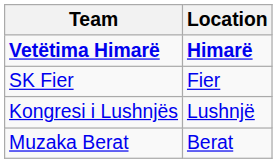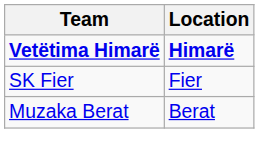- row: (94, 111)
